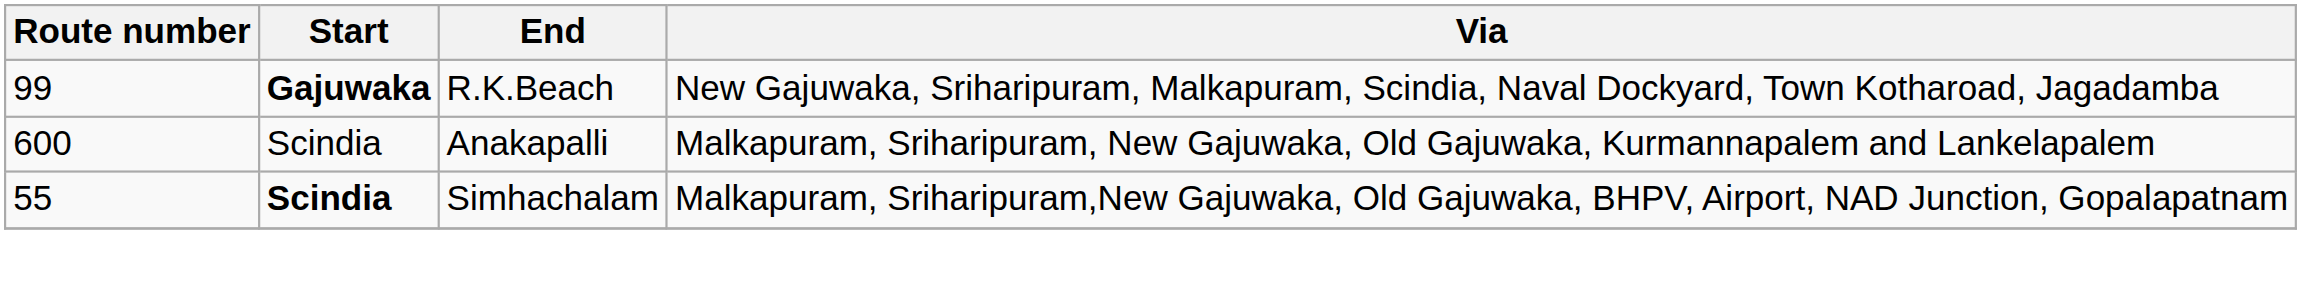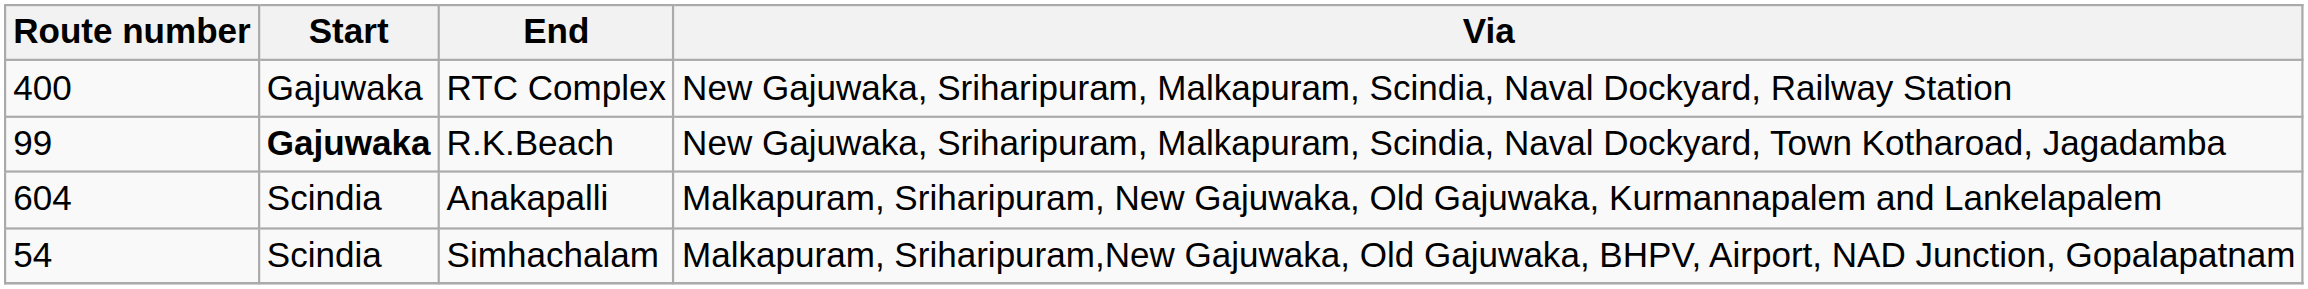+ row: (556, 87)
(42, 143) 600 -> (42, 198) 604
(33, 198) 55 -> (33, 254) 54
(329, 198) bold -> (324, 254) normal
